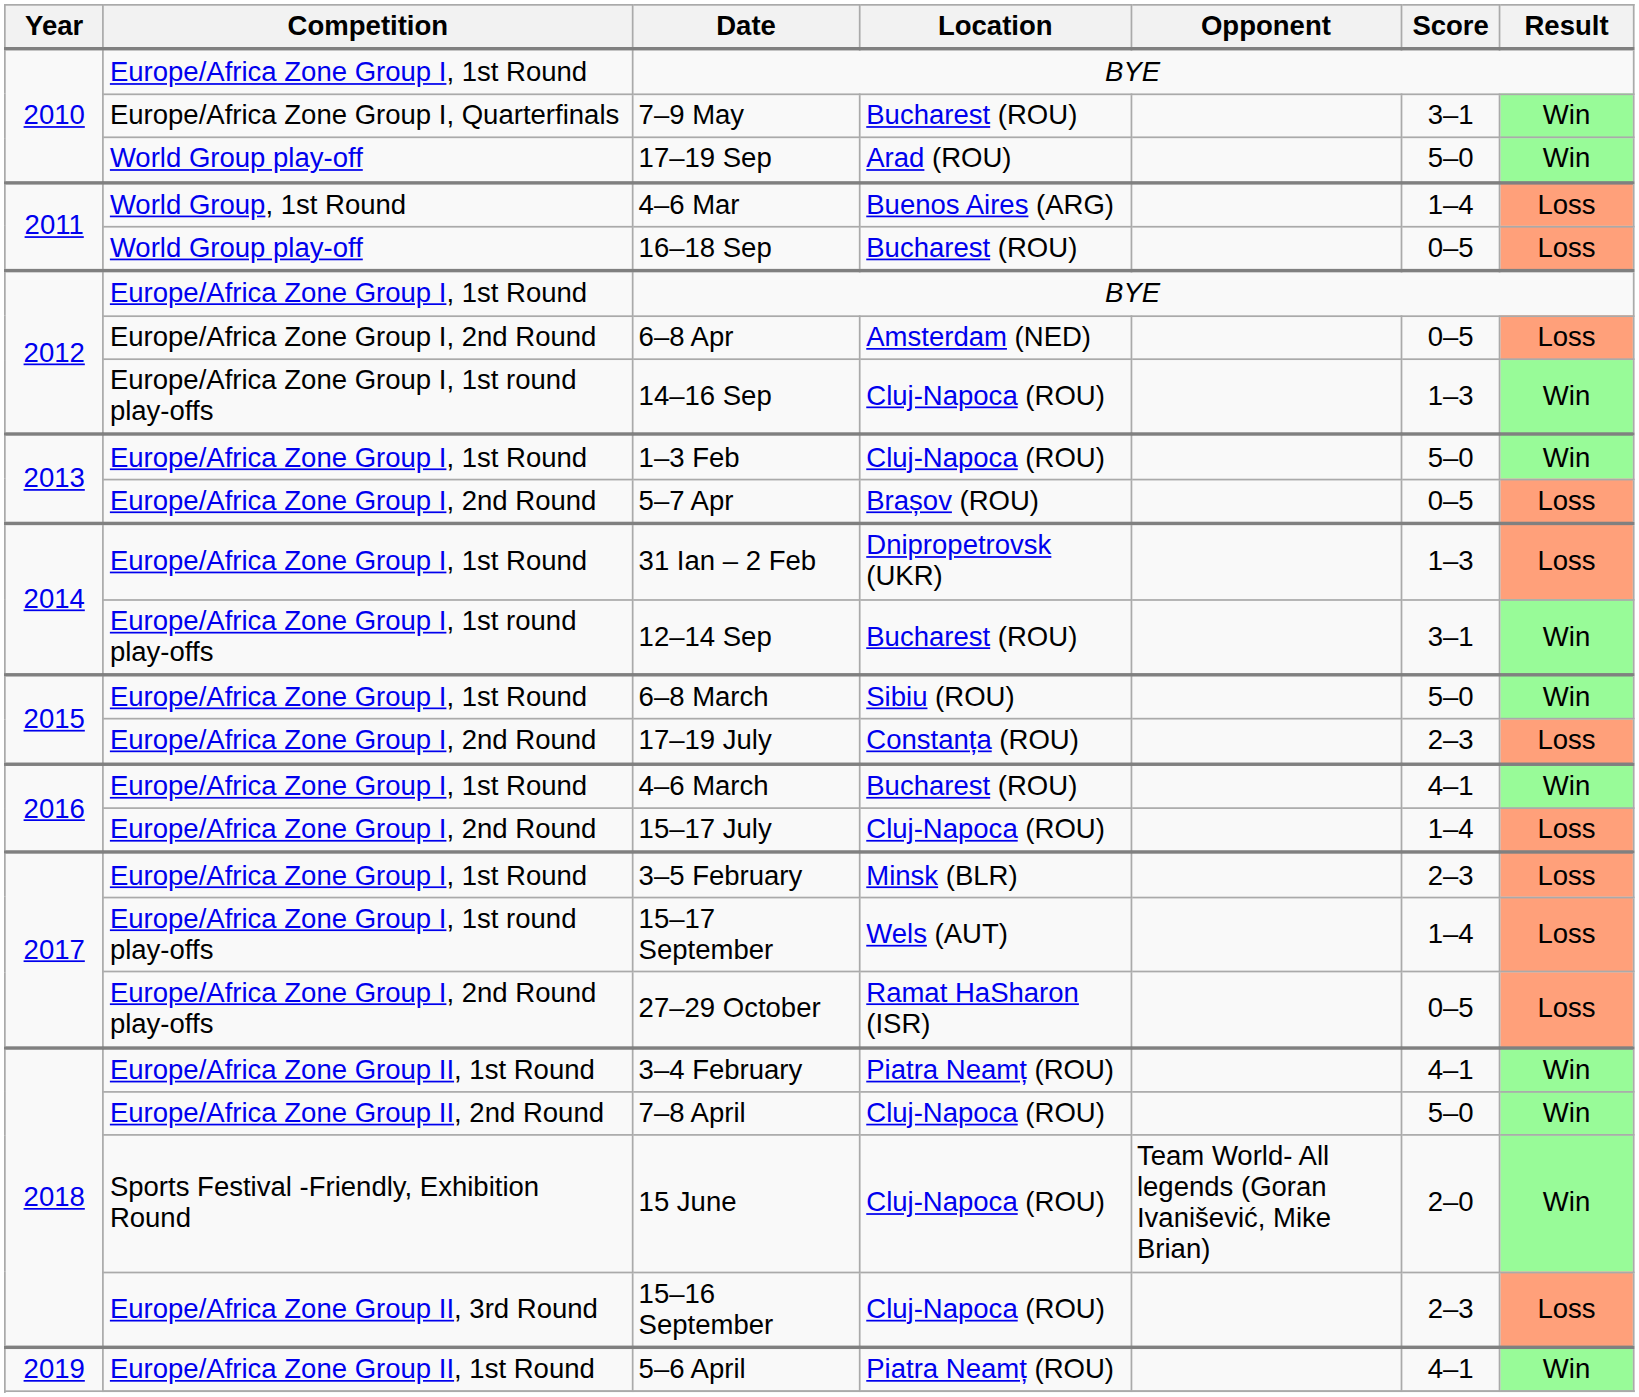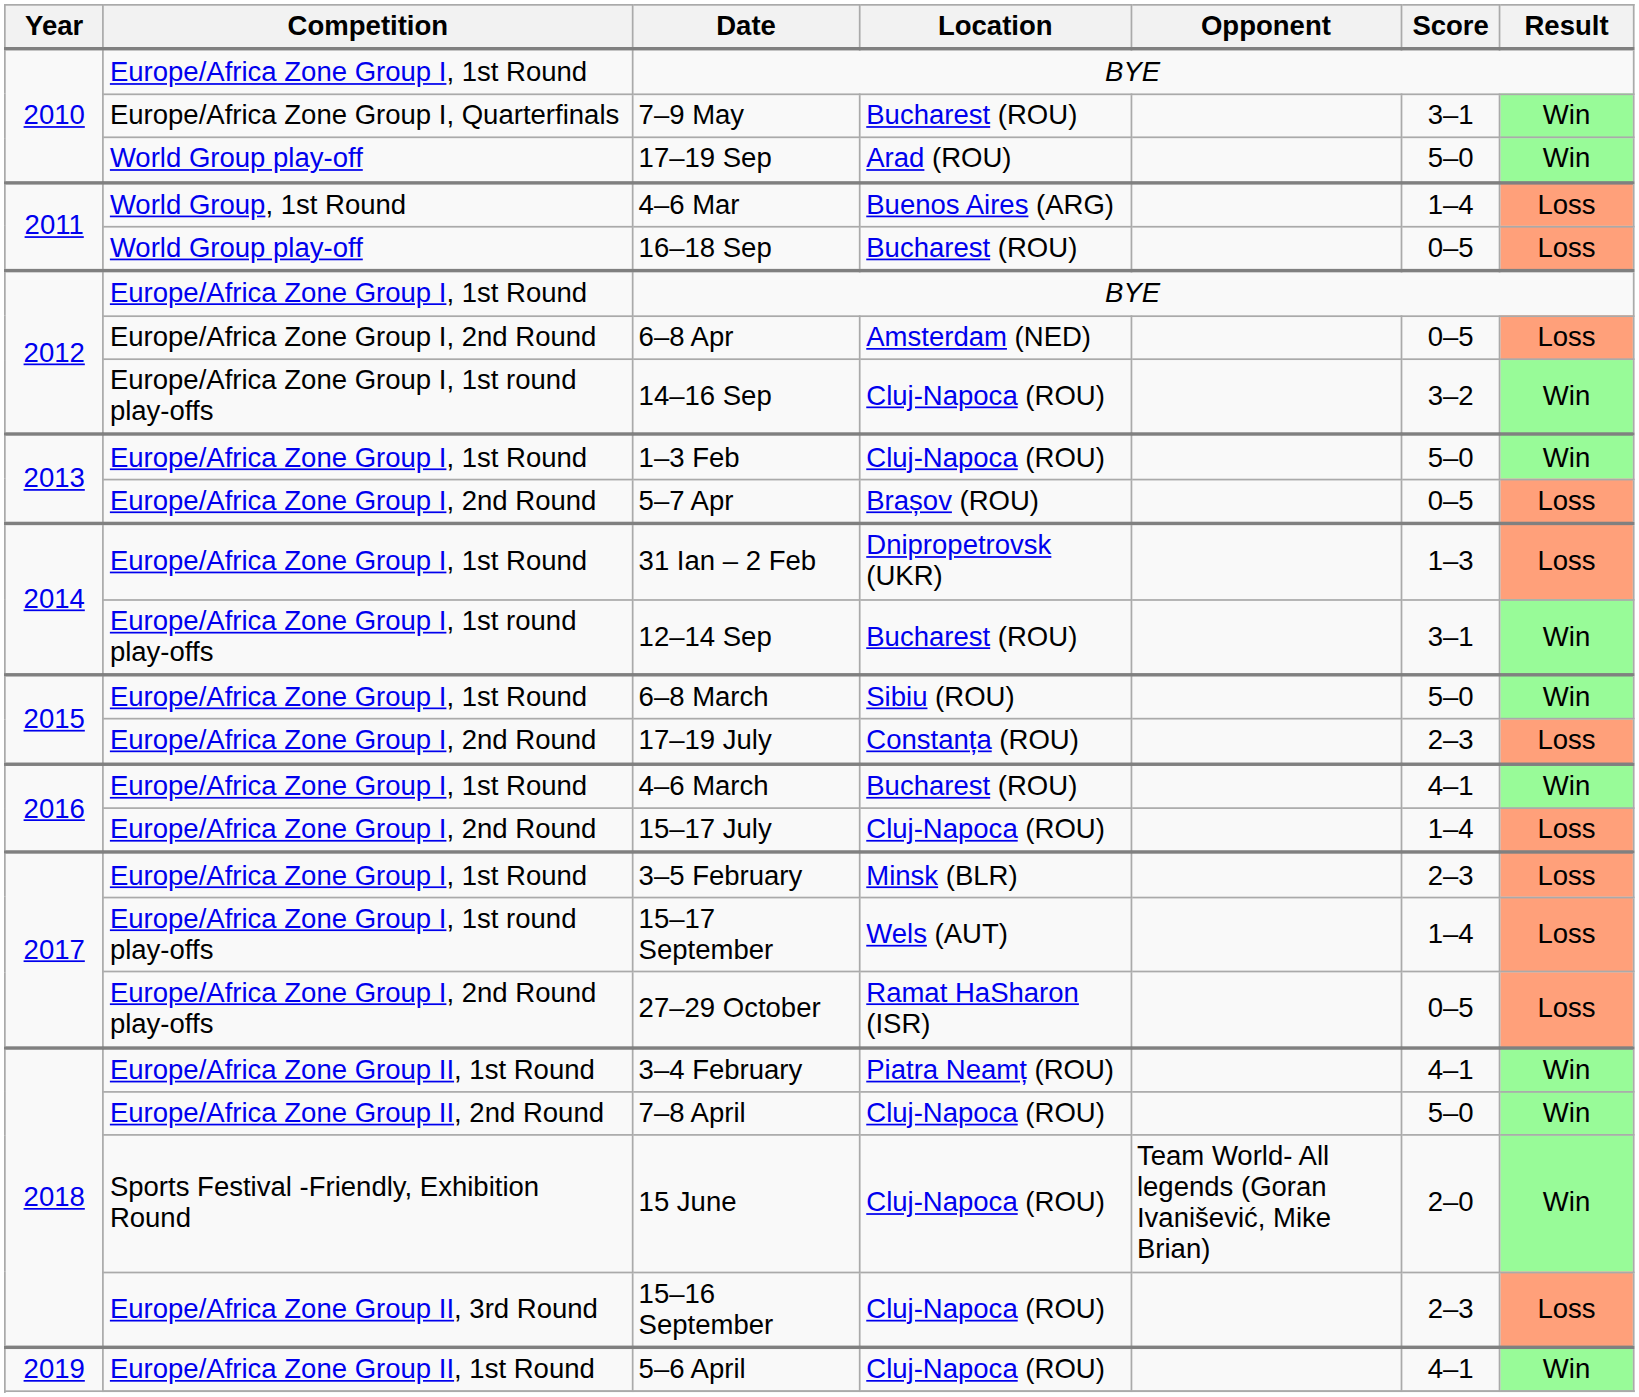(1451, 396) 1–3 -> (1451, 396) 3–2
(990, 1369) Piatra Neamț (ROU) -> (986, 1369) Cluj-Napoca (ROU)
